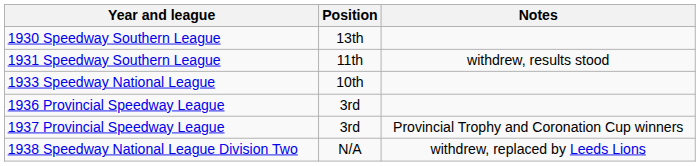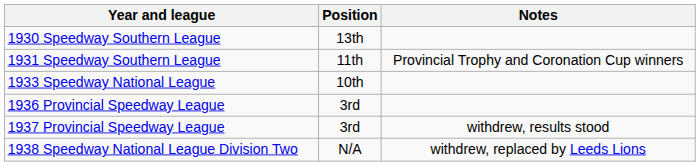(538, 60) withdrew, results stood -> (538, 60) Provincial Trophy and Coronation Cup winners
(538, 127) Provincial Trophy and Coronation Cup winners -> (538, 127) withdrew, results stood
